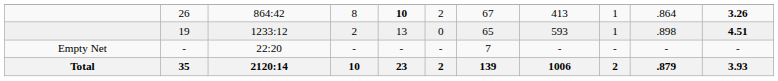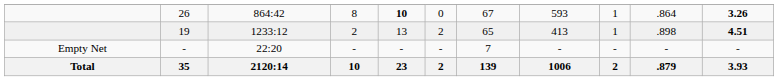(441, 13) 2 -> (441, 13) 0
(560, 13) 413 -> (560, 13) 593
(441, 31) 0 -> (441, 31) 2
(560, 31) 593 -> (560, 31) 413
